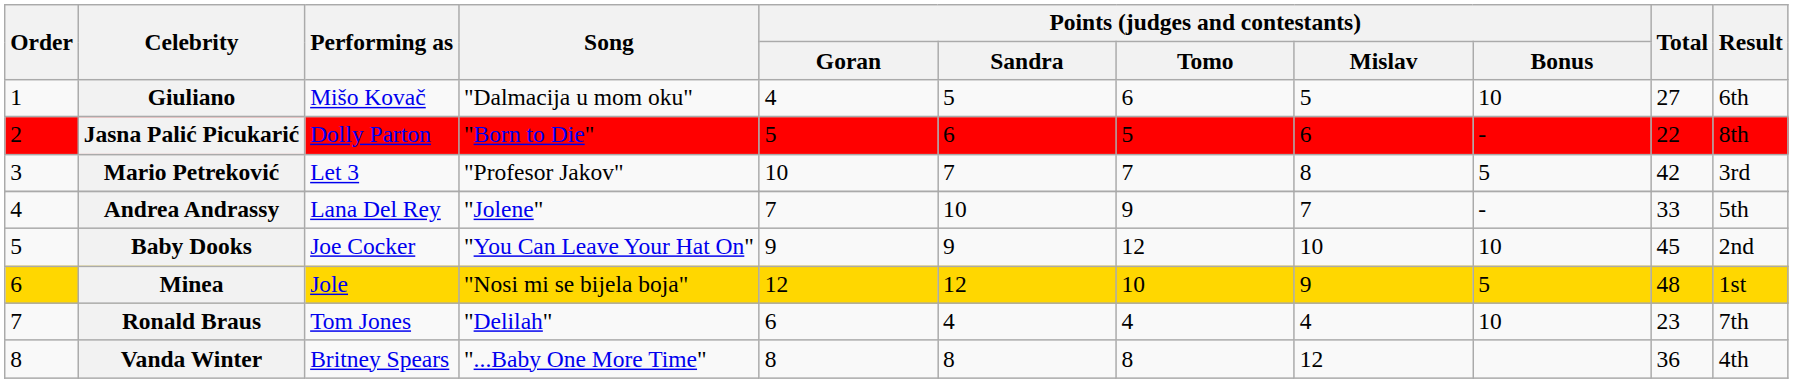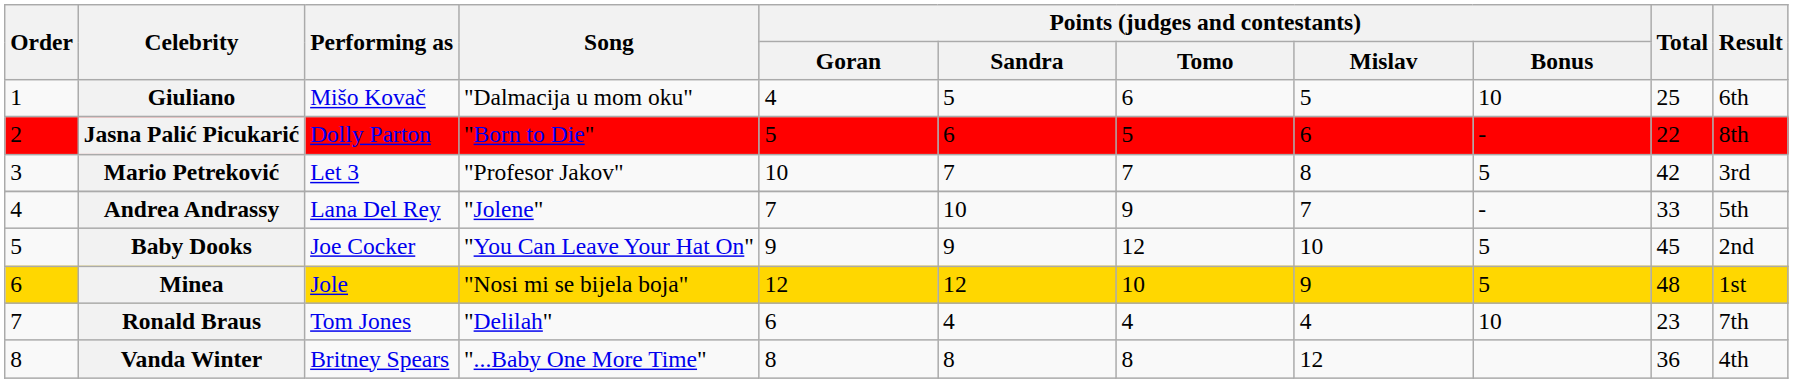(1668, 97) 27 -> (1668, 97) 25
(1490, 246) 10 -> (1484, 246) 5
